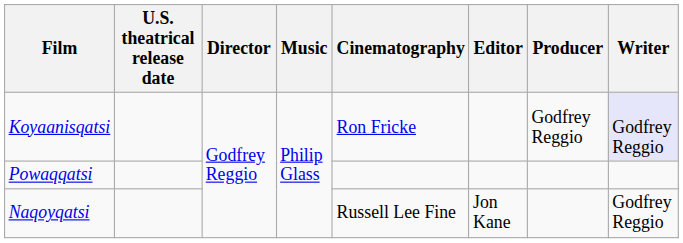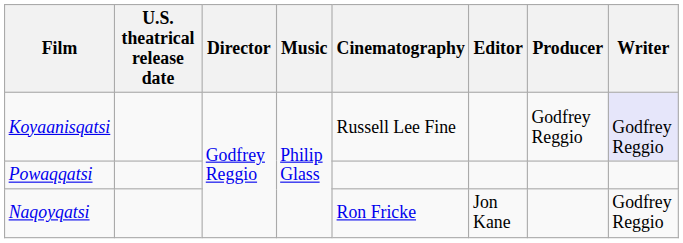(376, 126) Ron Fricke -> (396, 126) Russell Lee Fine
(396, 212) Russell Lee Fine -> (376, 212) Ron Fricke
